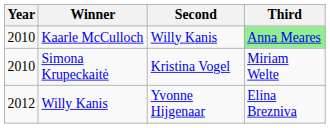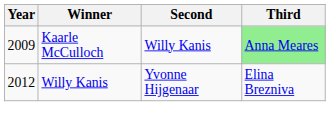(21, 37) 2010 -> (21, 44) 2009
- row: (75, 66)
